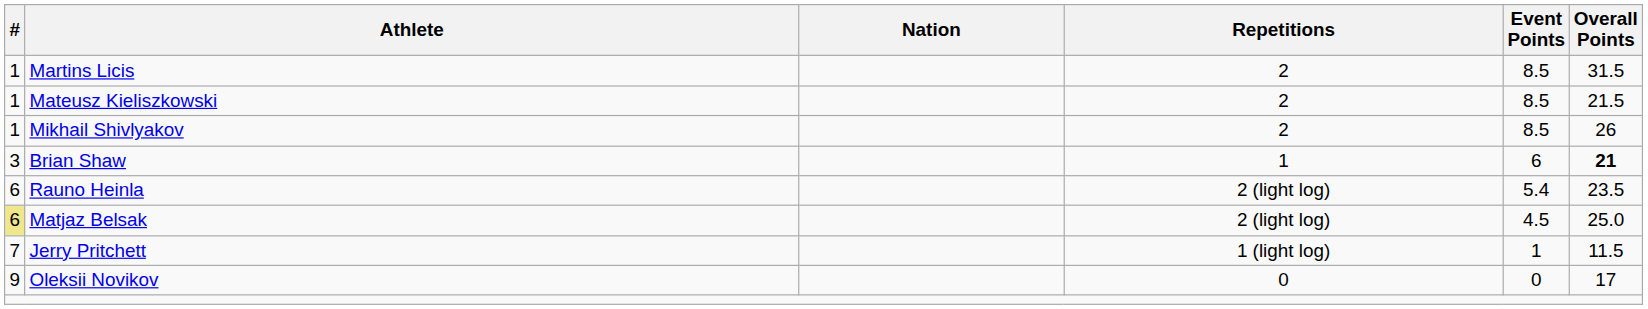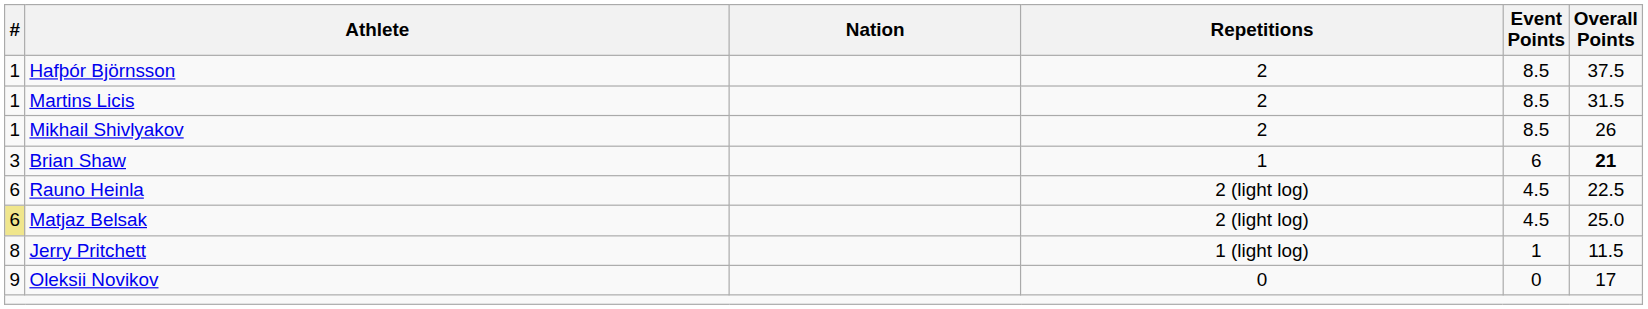+ row: (102, 70)
- row: (123, 100)
(1536, 190) 5.4 -> (1536, 190) 4.5
(1606, 190) 23.5 -> (1606, 190) 22.5
(15, 250) 7 -> (15, 250) 8
